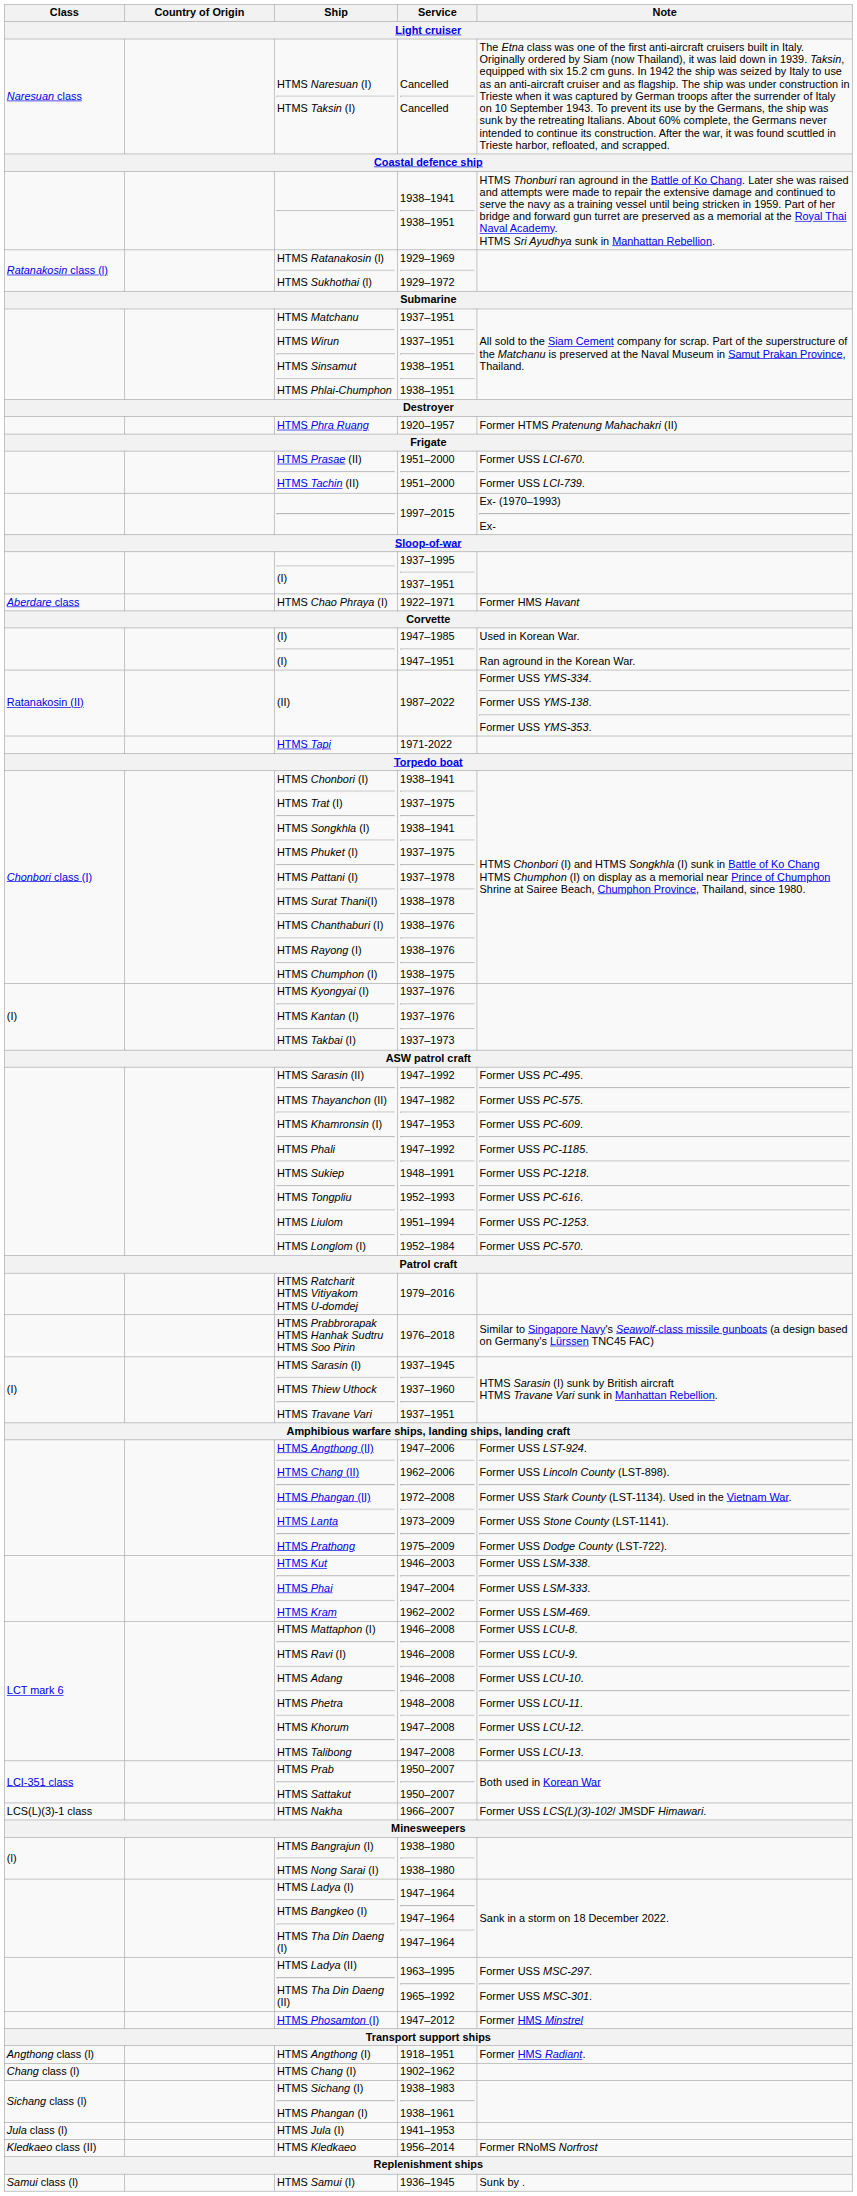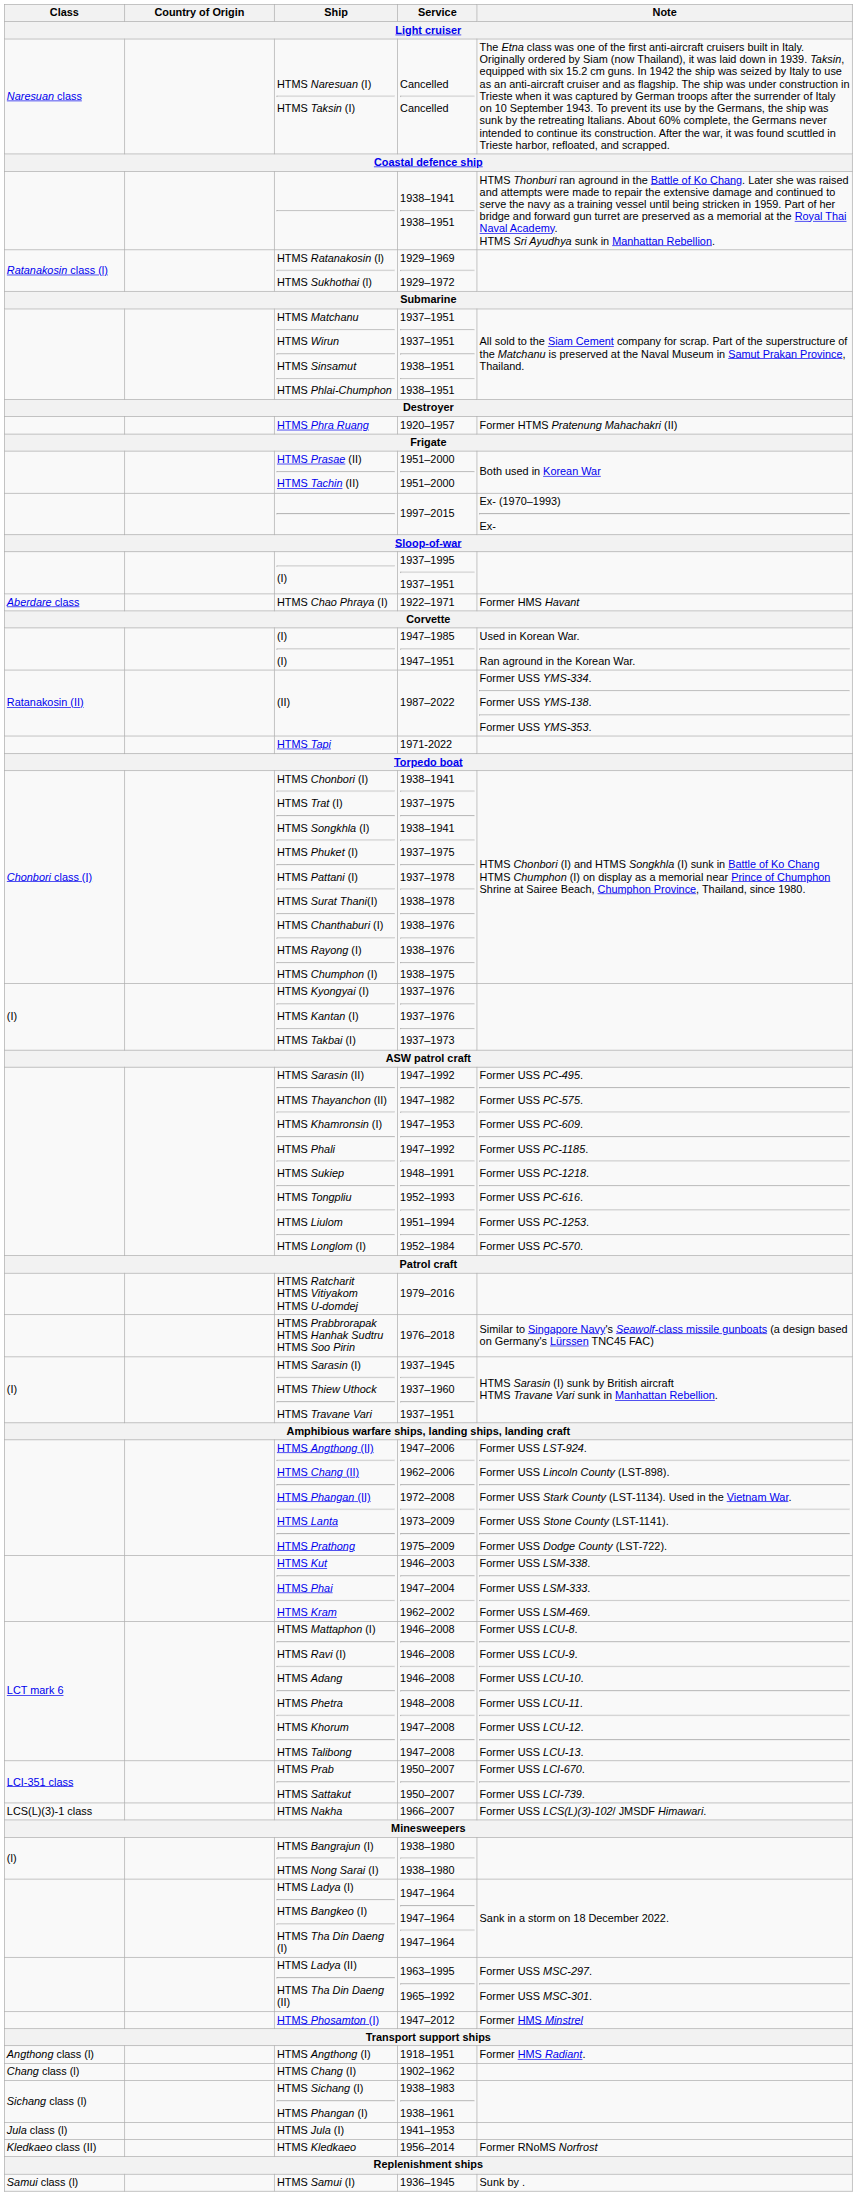(665, 472) Former USS LCI-670. Former USS LCI-739. -> (540, 472) Both used in Korean War
(540, 1782) Both used in Korean War -> (665, 1782) Former USS LCI-670. Former USS LCI-739.
